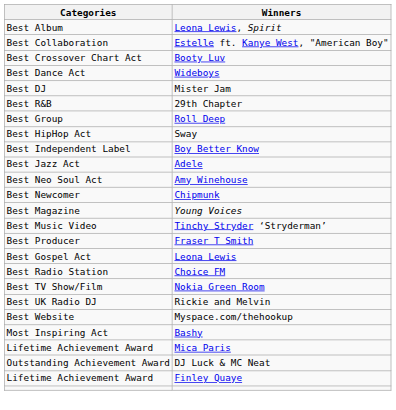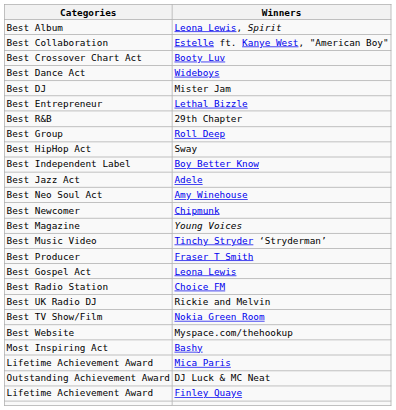+ row: (211, 104)
rows swapped: (220, 287) <-> (222, 302)
